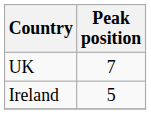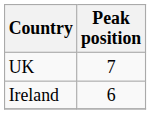(111, 94) 5 -> (111, 94) 6
